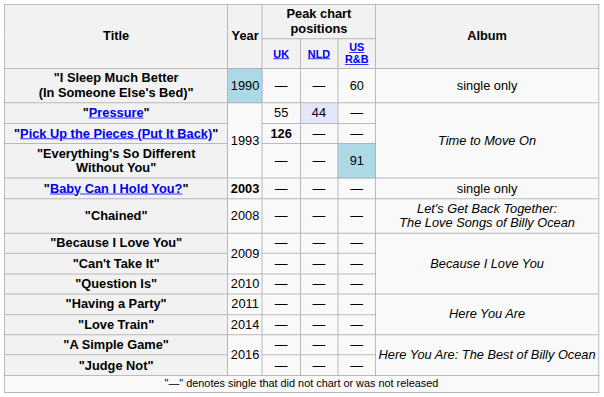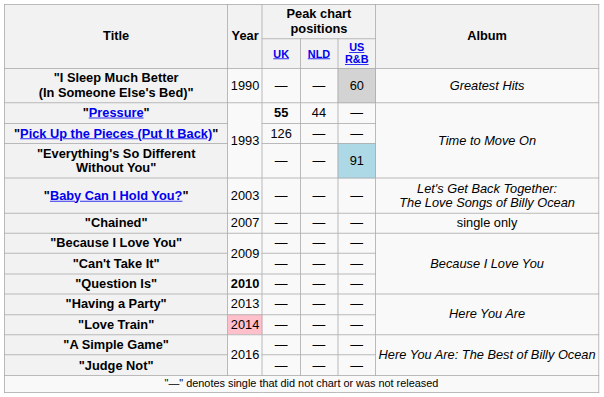(245, 85) lightblue background -> (245, 85) no background
(357, 85) no background -> (357, 85) lightgrey background
(487, 85) single only -> (487, 85) Greatest Hits
(281, 113) normal -> (281, 113) bold
(319, 113) lavender background -> (319, 113) no background
(281, 133) bold -> (281, 133) normal
(245, 188) bold -> (245, 195) normal
(487, 188) single only -> (487, 195) Let's Get Back Together: The Love Songs of Billy Ocean
(245, 216) 2008 -> (245, 223) 2007
(487, 216) Let's Get Back Together: The Love Songs of Billy Ocean -> (487, 223) single only
(245, 284) normal -> (245, 284) bold
(245, 304) 2011 -> (245, 304) 2013
(245, 324) no background -> (245, 324) pink background
